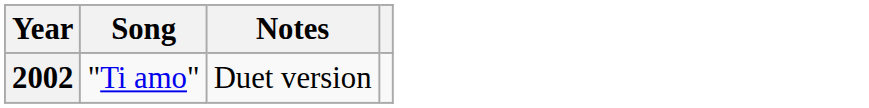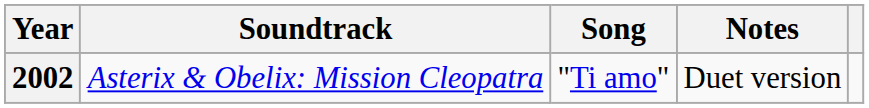+ column: (315, 28)
